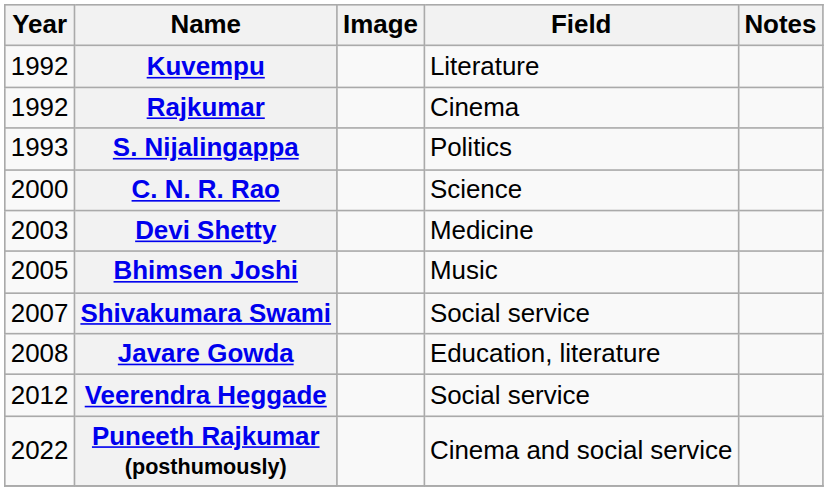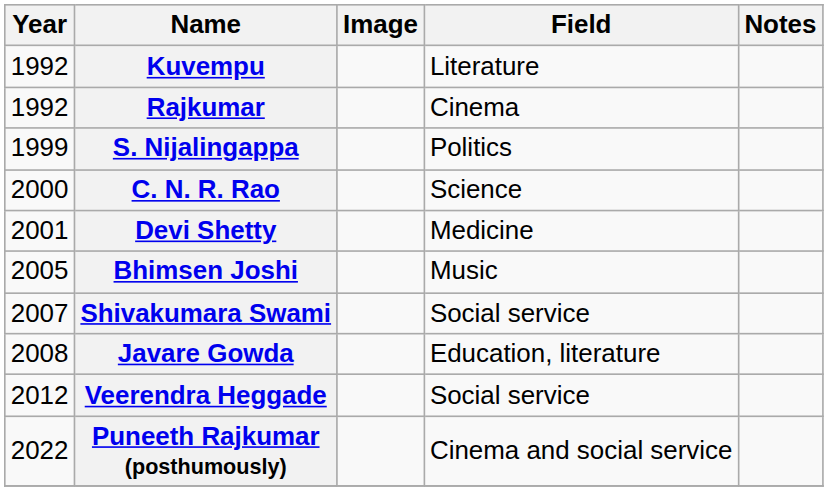(40, 148) 1993 -> (40, 148) 1999
(40, 230) 2003 -> (40, 230) 2001
